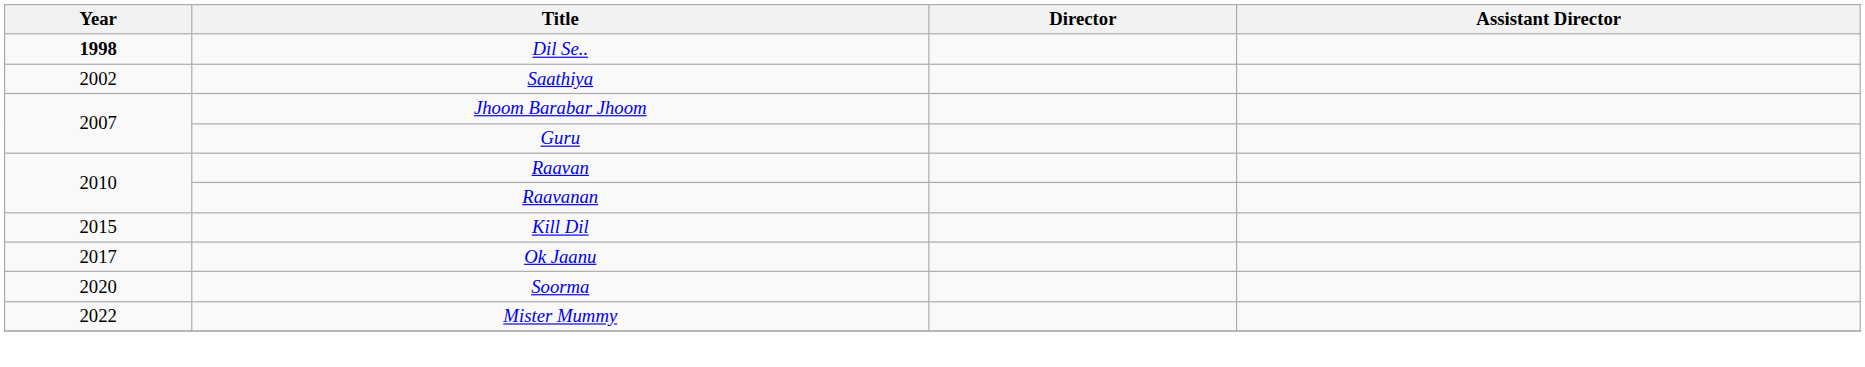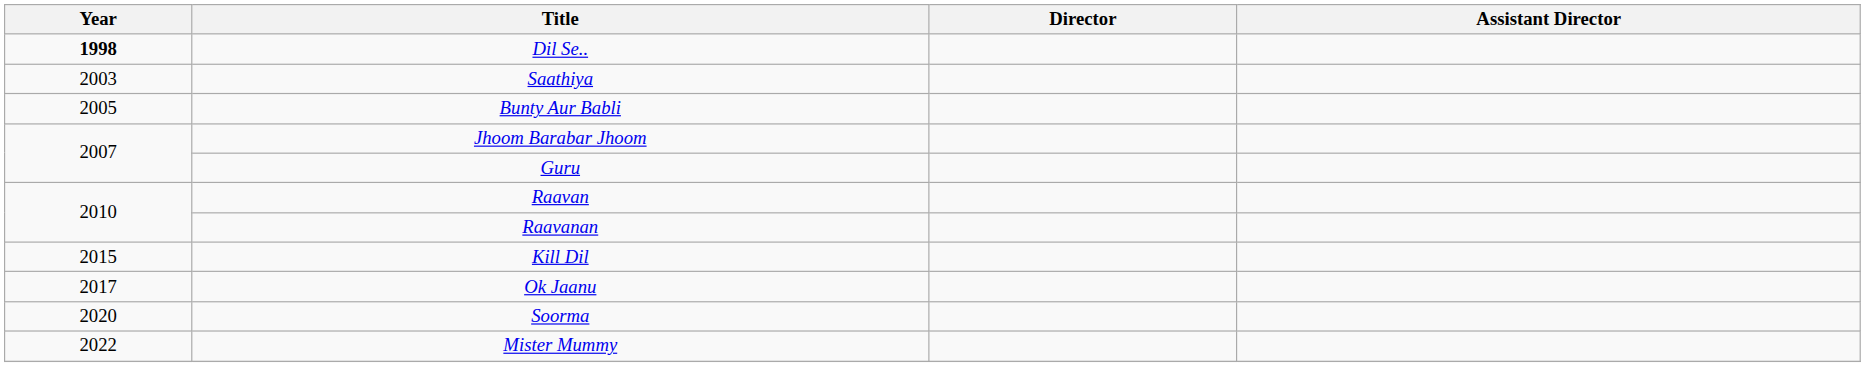(98, 78) 2002 -> (98, 78) 2003
+ row: (560, 108)
